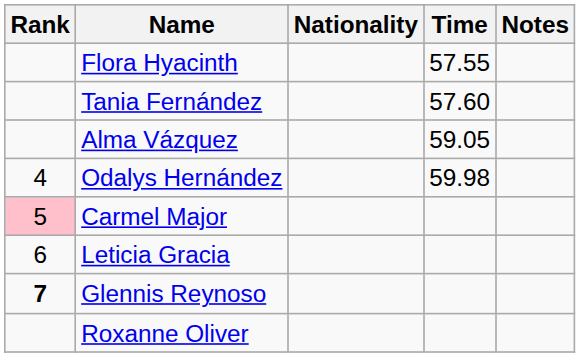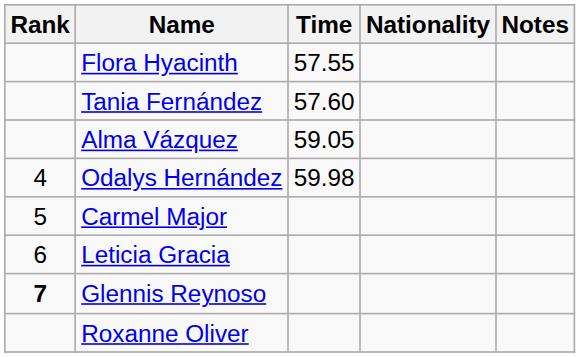columns swapped: (356, 24) <-> (460, 24)
(40, 217) pink background -> (40, 217) no background
